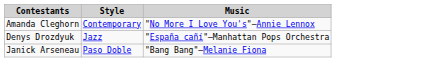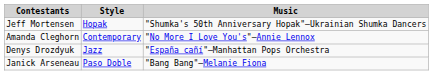+ row: (40, 24)
